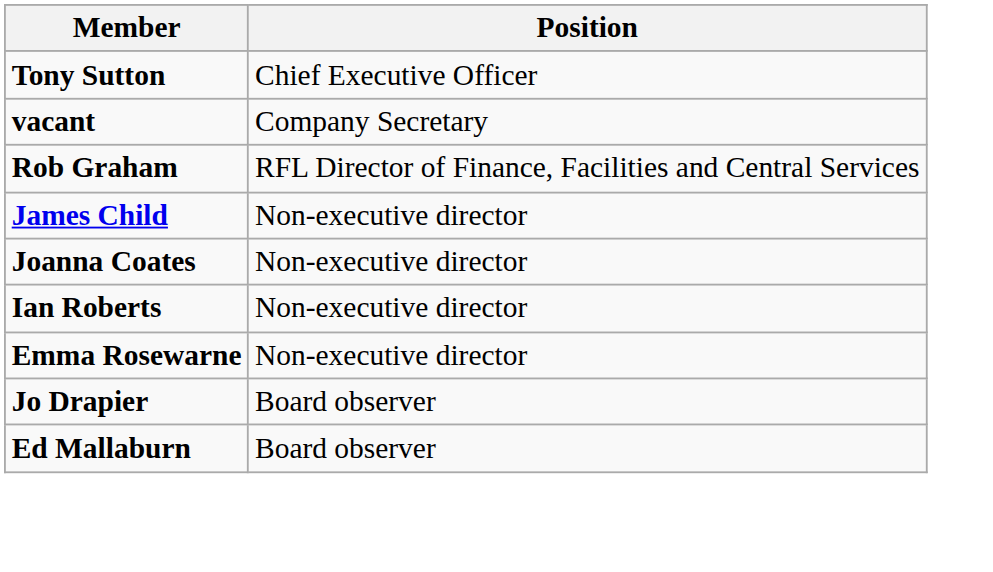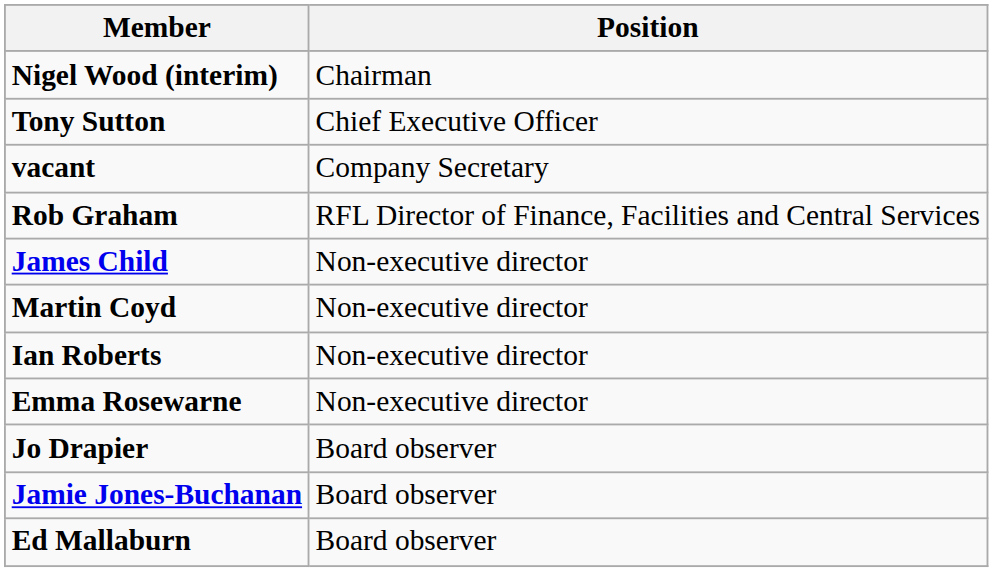+ row: (145, 74)
- row: (104, 261)
+ row: (94, 307)
+ row: (157, 494)
